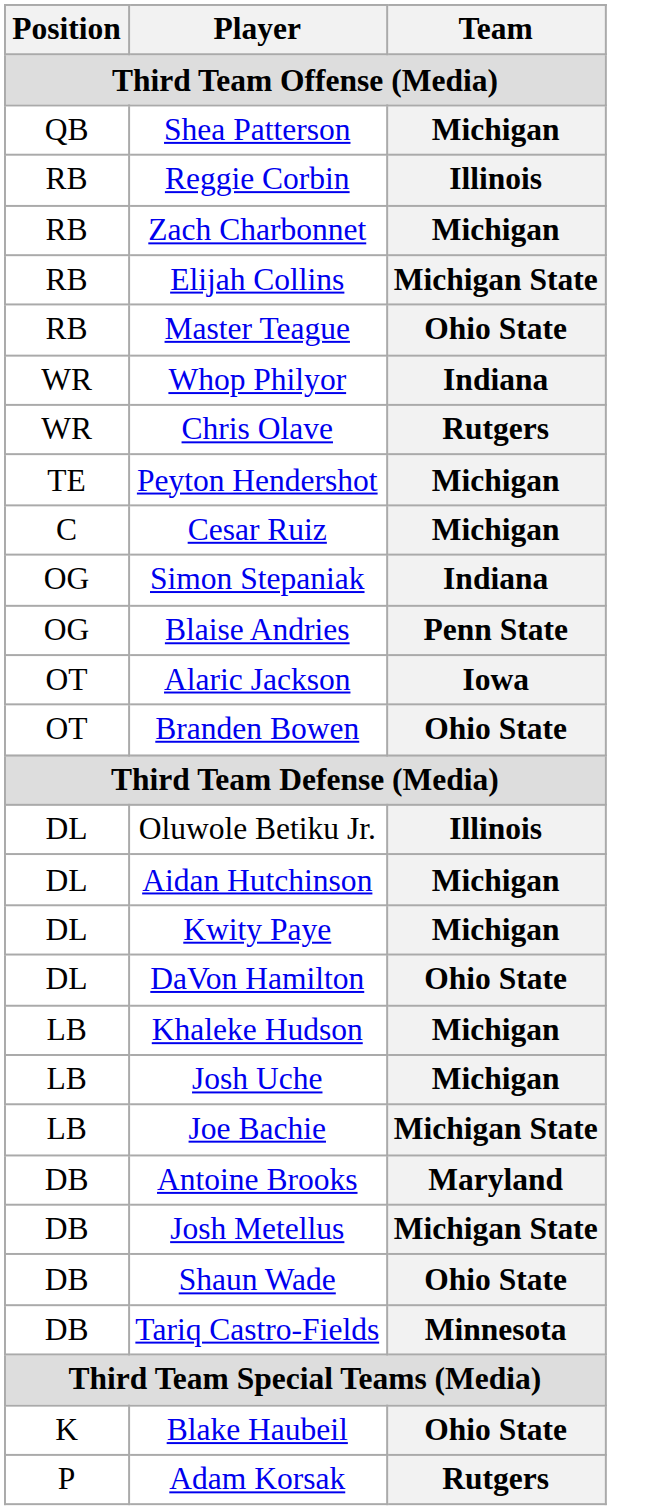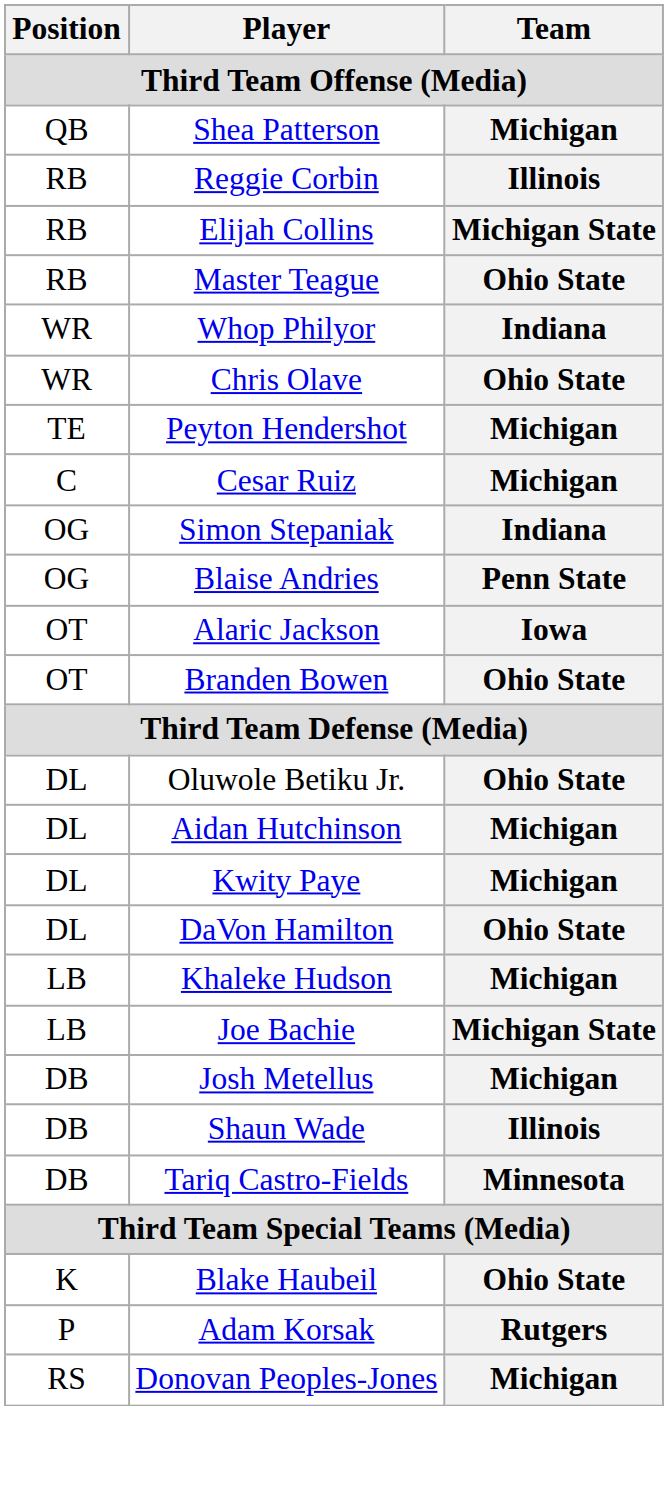- row: (257, 229)
(496, 429) Rutgers -> (554, 379) Ohio State
(496, 829) Illinois -> (554, 779) Ohio State
- row: (257, 1079)
- row: (257, 1179)
(496, 1229) Michigan State -> (554, 1079) Michigan
(496, 1279) Ohio State -> (554, 1129) Illinois
+ row: (286, 1379)
